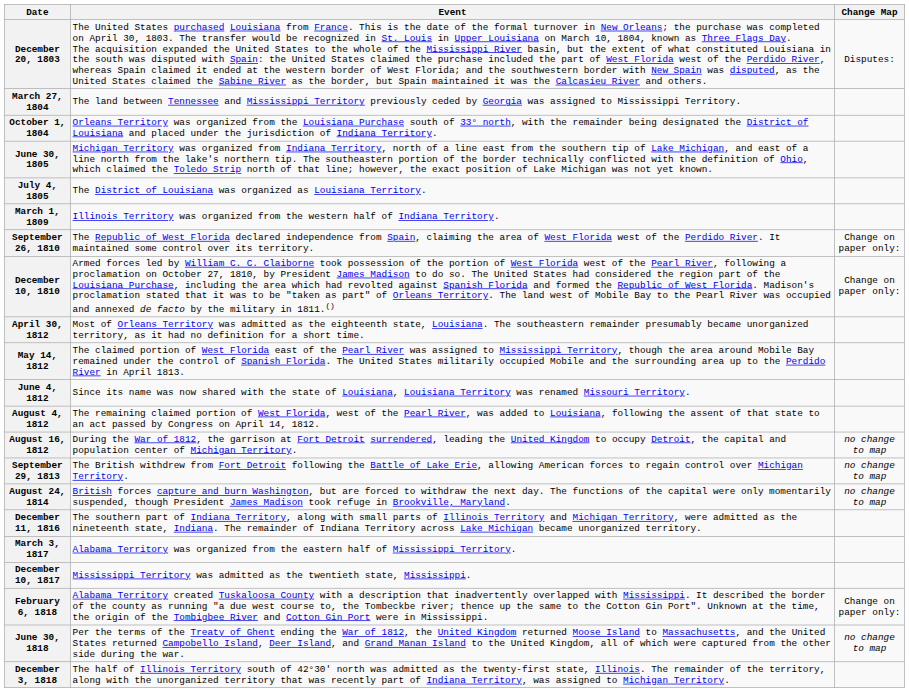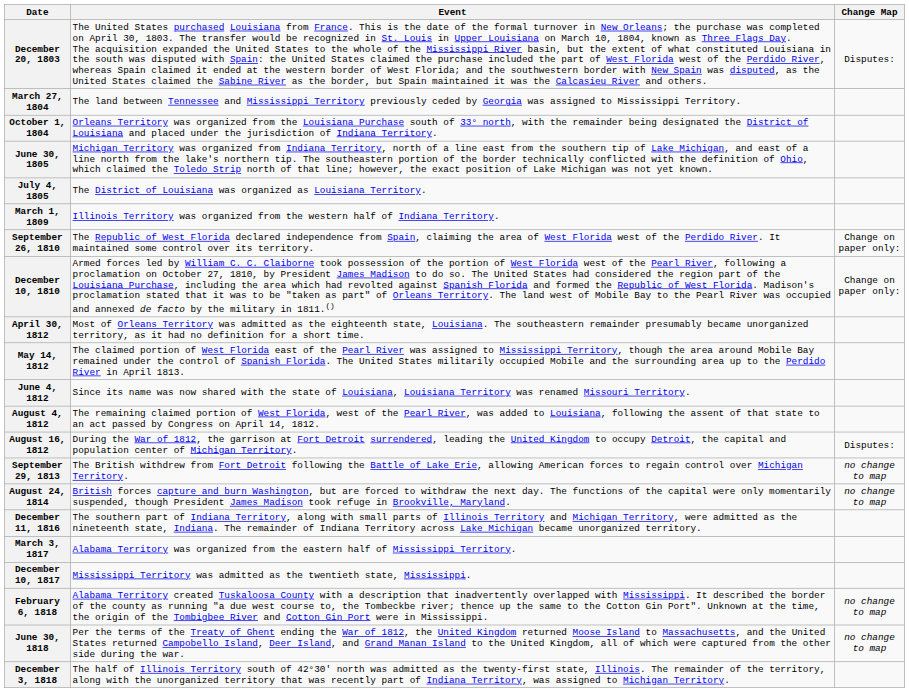(870, 445) no change to map -> (870, 445) Disputes:
(870, 607) Change on paper only: -> (870, 607) no change to map
